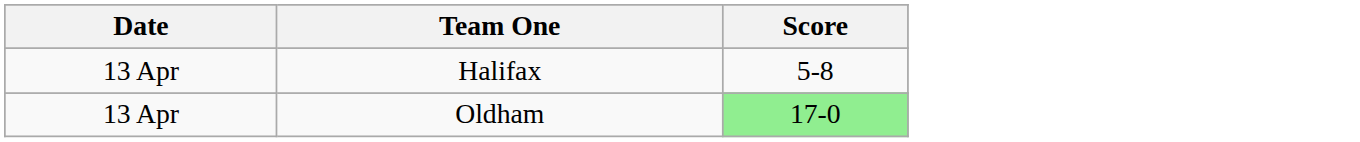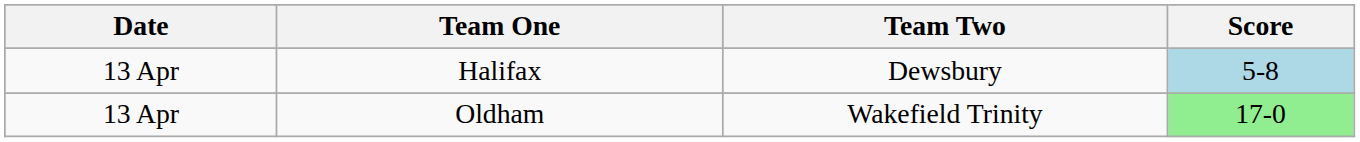+ column: (945, 26)
(815, 70) no background -> (1261, 70) lightblue background
